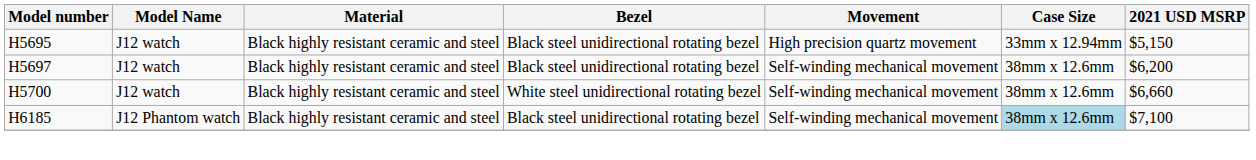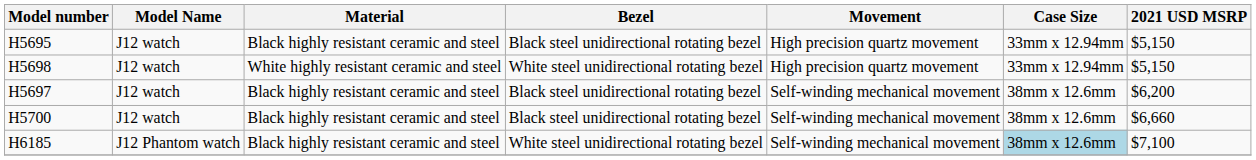+ row: (30, 67)
(634, 92) White steel unidirectional rotating bezel -> (635, 117) Black steel unidirectional rotating bezel
(633, 117) Black steel unidirectional rotating bezel -> (636, 142) White steel unidirectional rotating bezel
